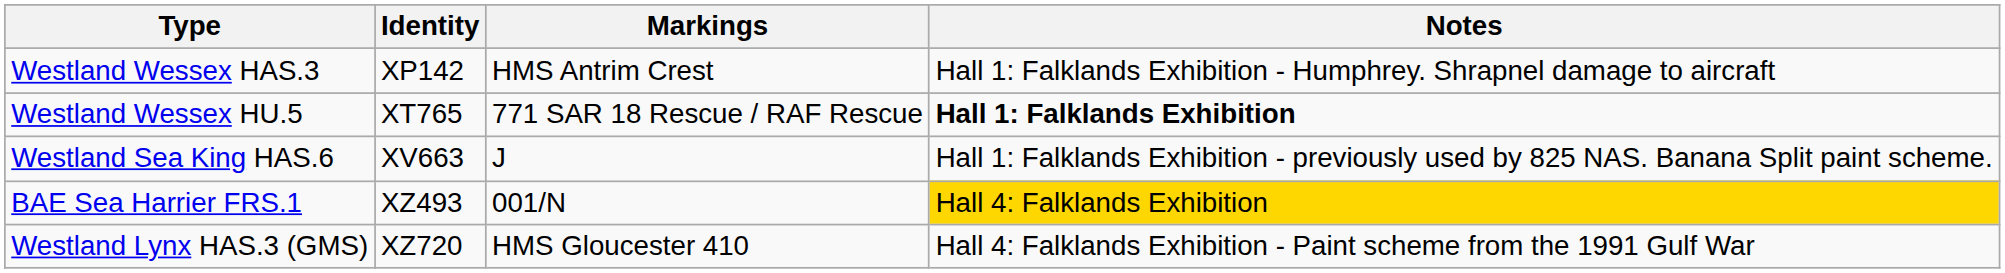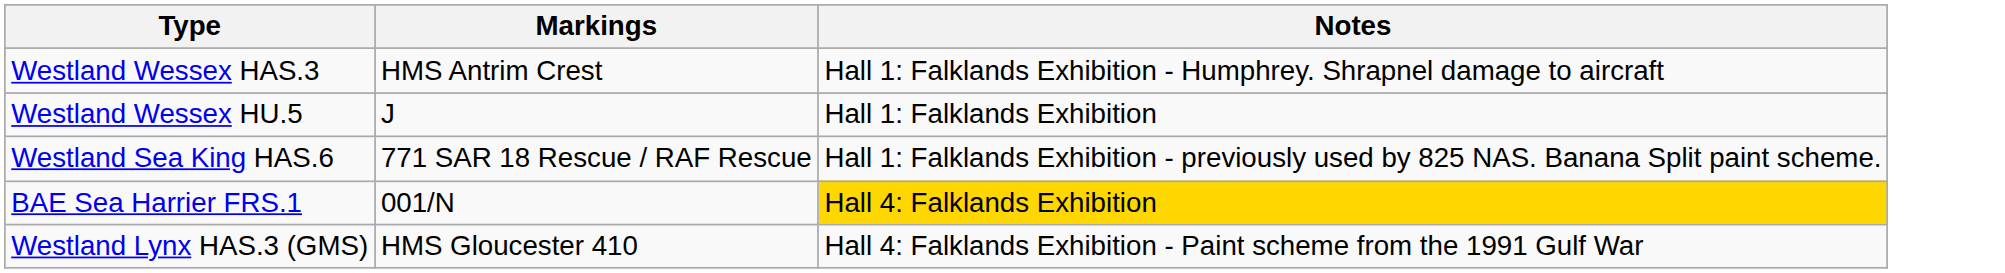- column: (430, 26)
(707, 114) 771 SAR 18 Rescue / RAF Rescue -> (388, 114) J
(1116, 114) bold -> (991, 114) normal
(499, 158) J -> (596, 158) 771 SAR 18 Rescue / RAF Rescue
